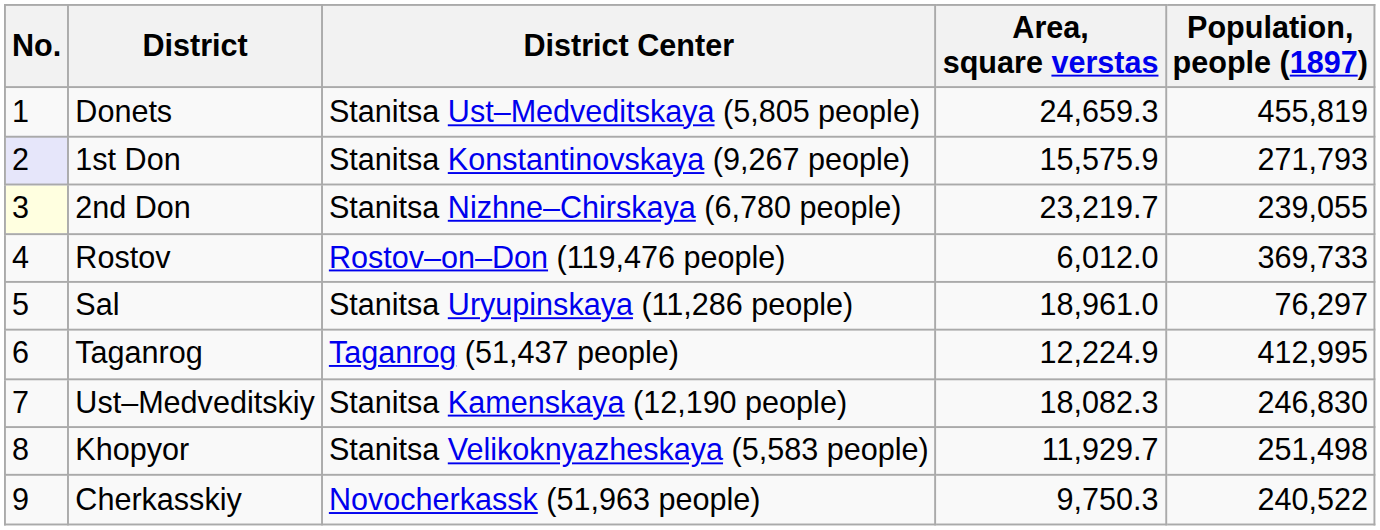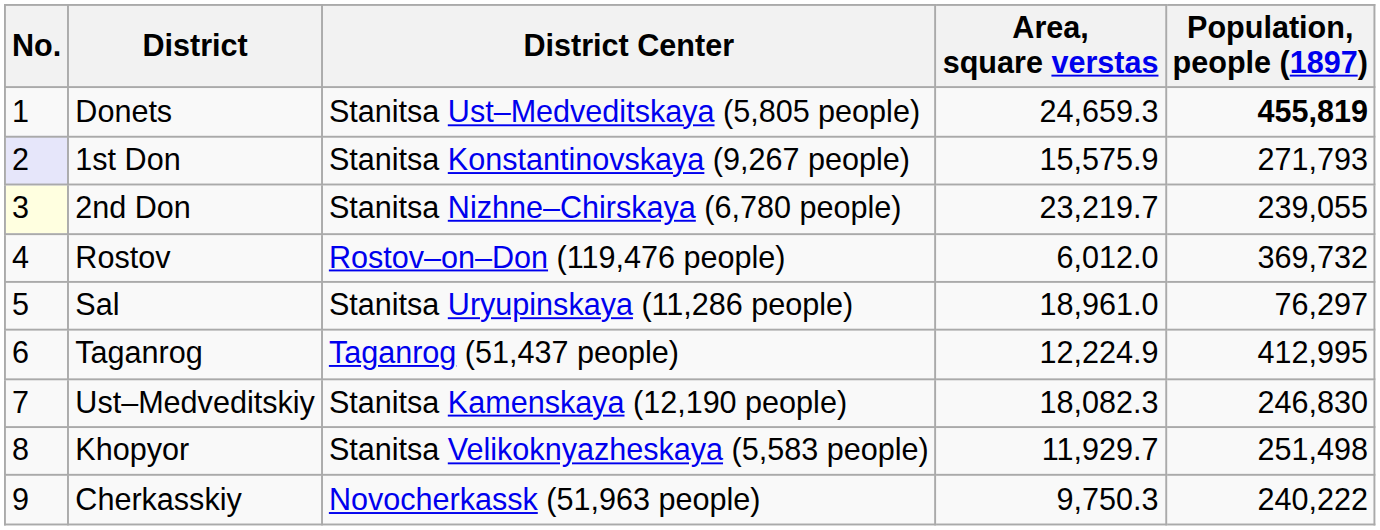(1313, 111) normal -> (1313, 111) bold
(1313, 256) 369,733 -> (1313, 256) 369,732
(1313, 499) 240,522 -> (1313, 499) 240,222
